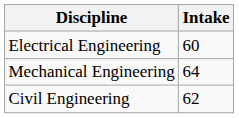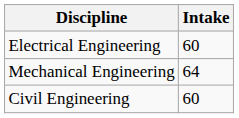(191, 98) 62 -> (191, 98) 60
